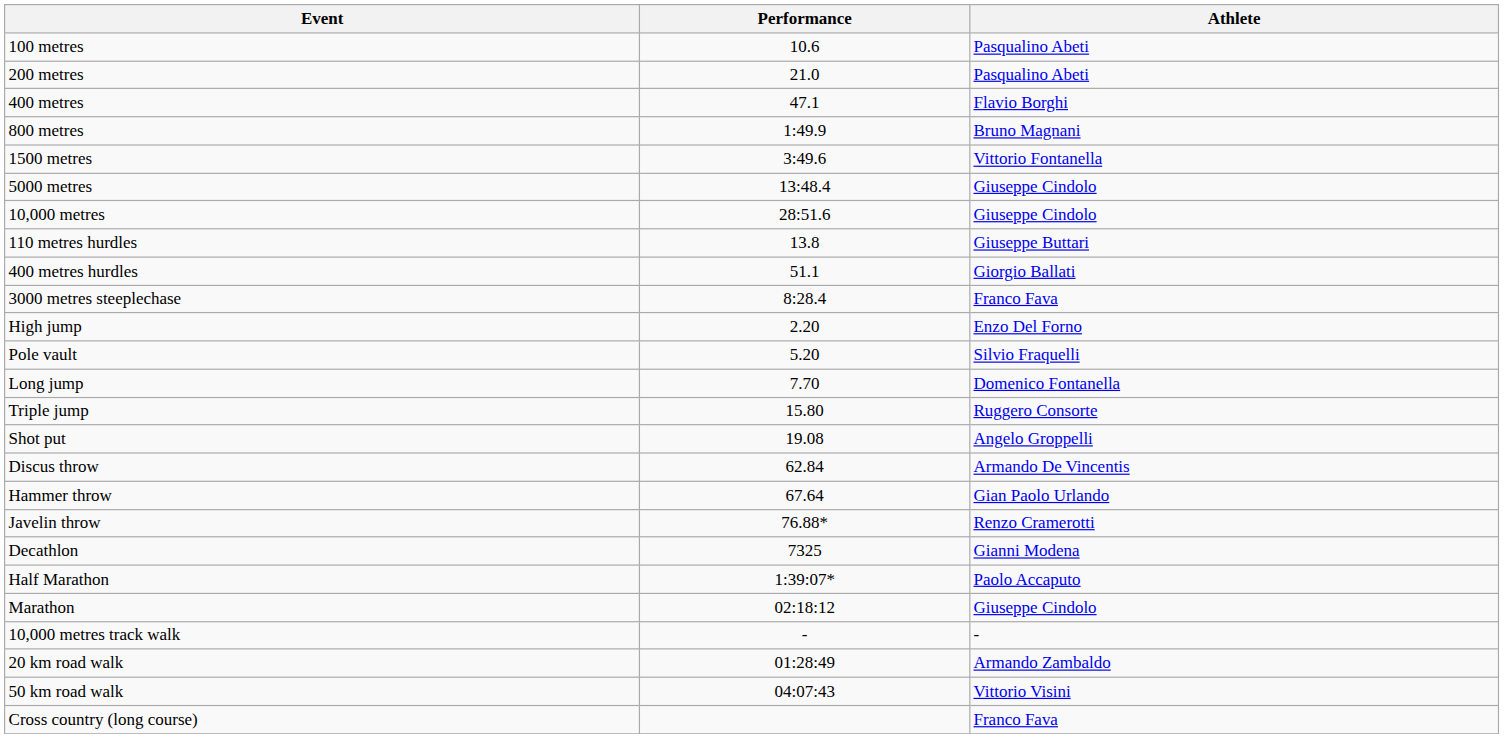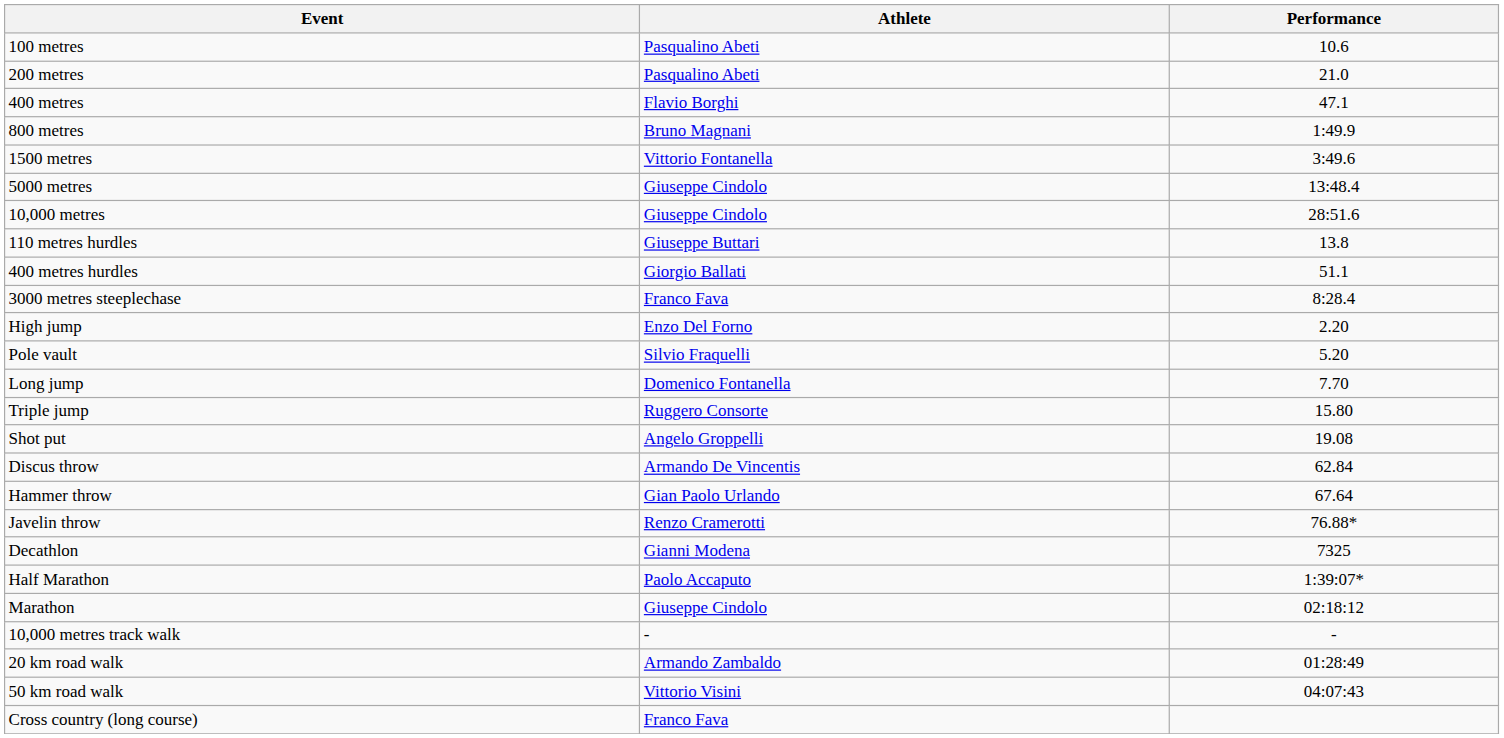columns swapped: (1234, 18) <-> (805, 18)
